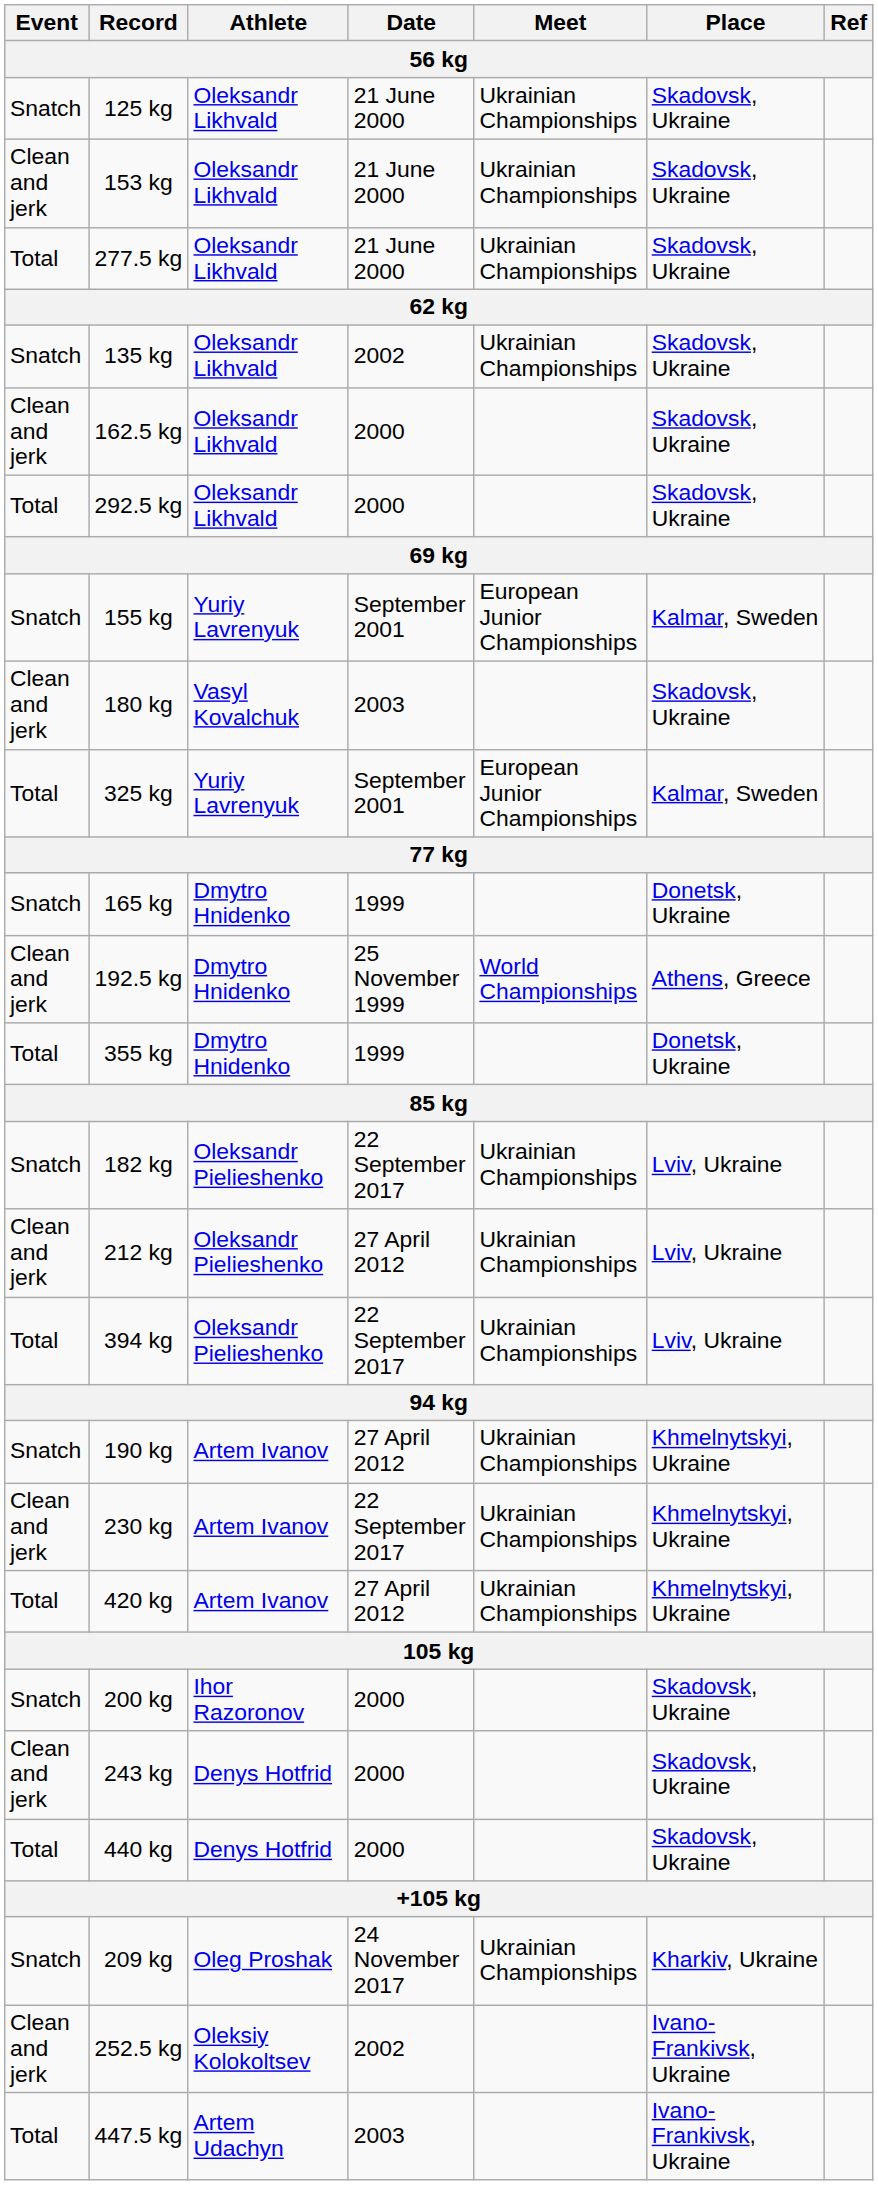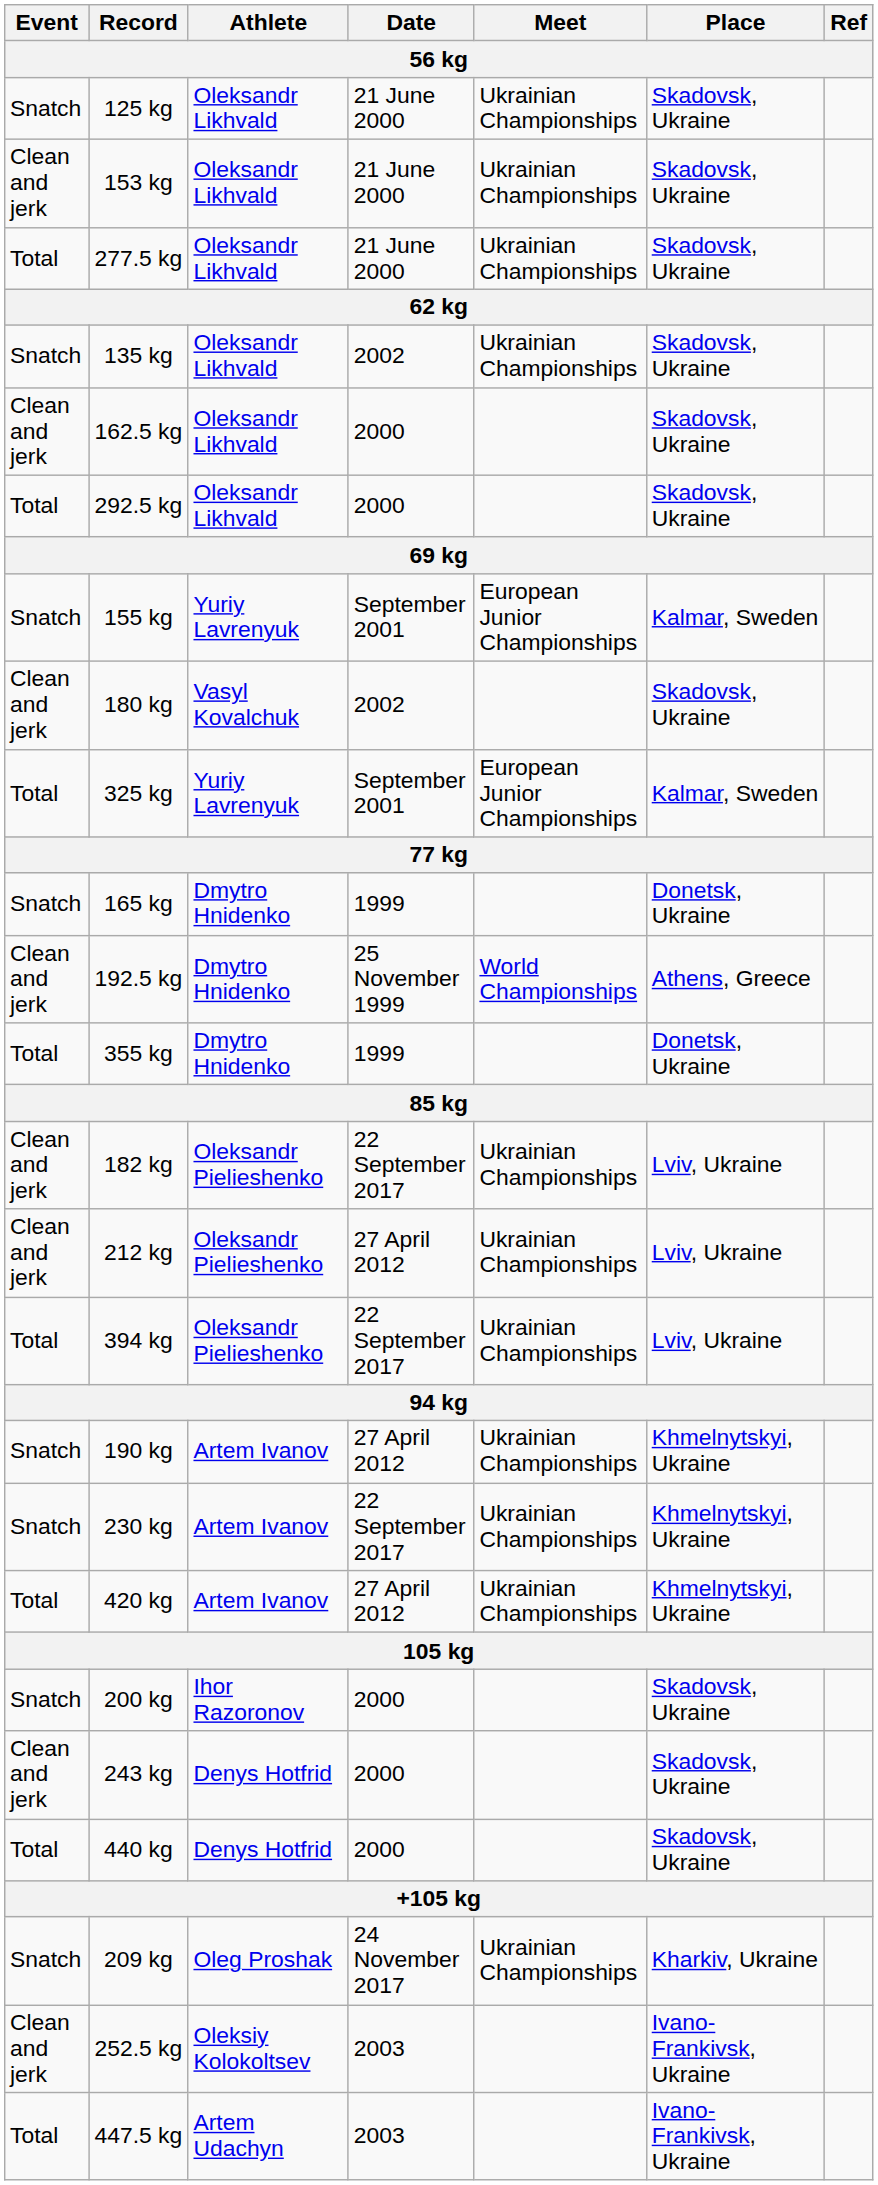(379, 704) 2003 -> (379, 704) 2002
(46, 1164) Snatch -> (40, 1164) Clean and jerk
(40, 1526) Clean and jerk -> (46, 1526) Snatch
(379, 2048) 2002 -> (379, 2048) 2003
